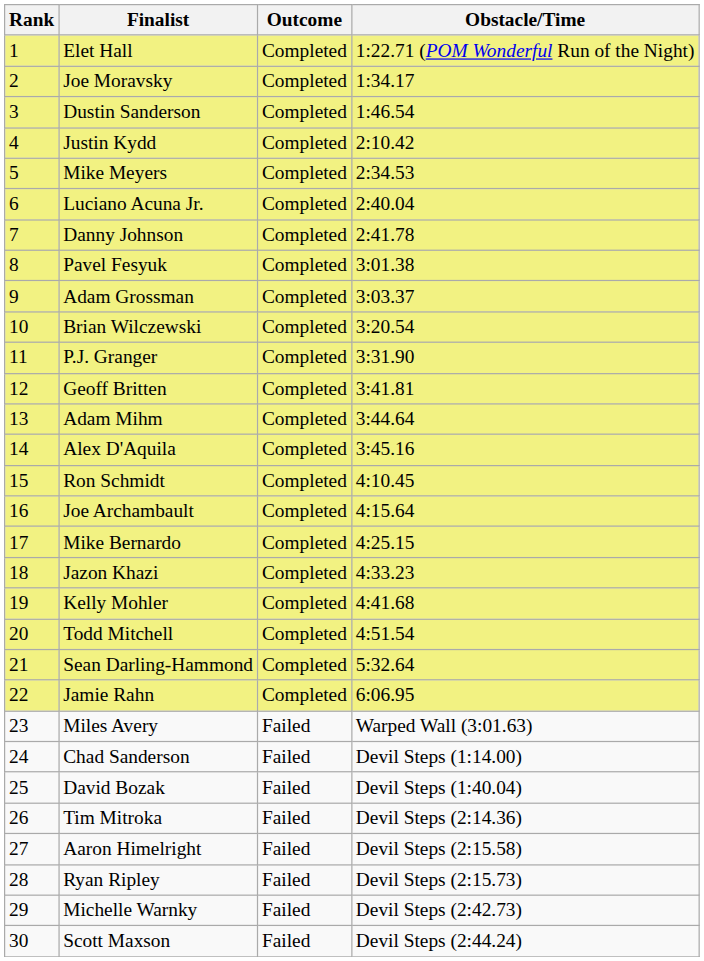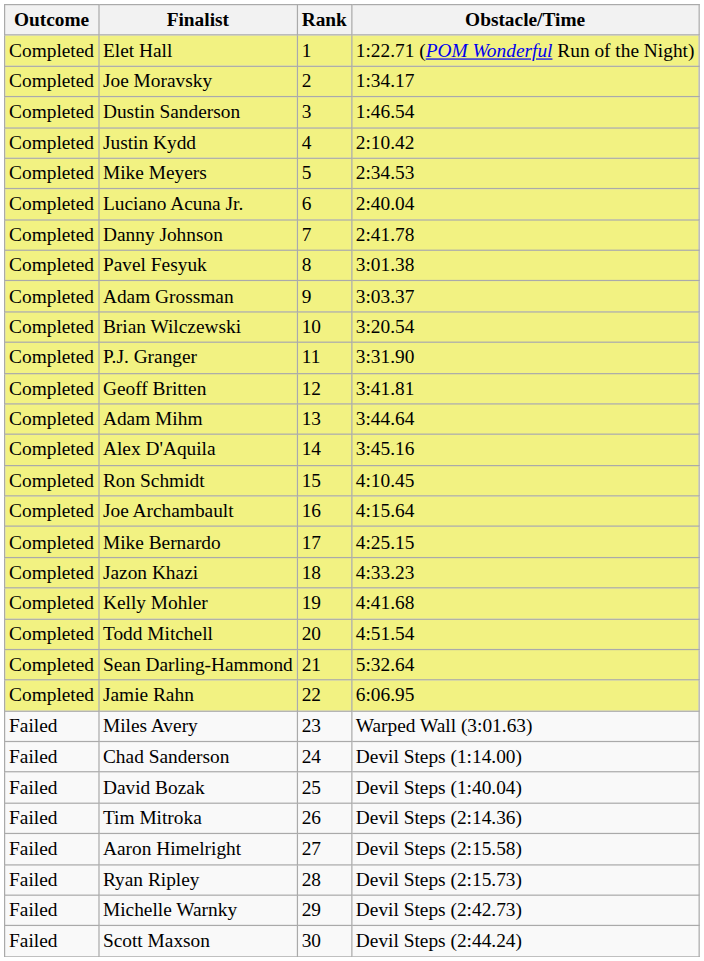columns swapped: (32, 19) <-> (304, 19)
